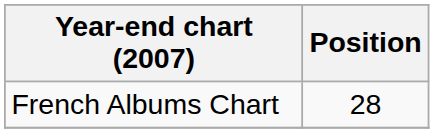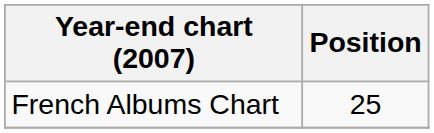(366, 104) 28 -> (366, 104) 25
